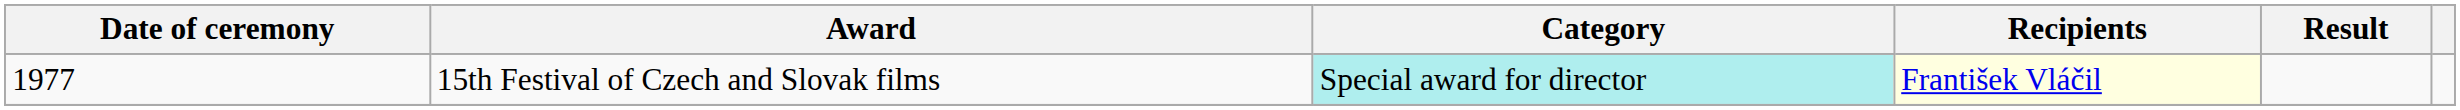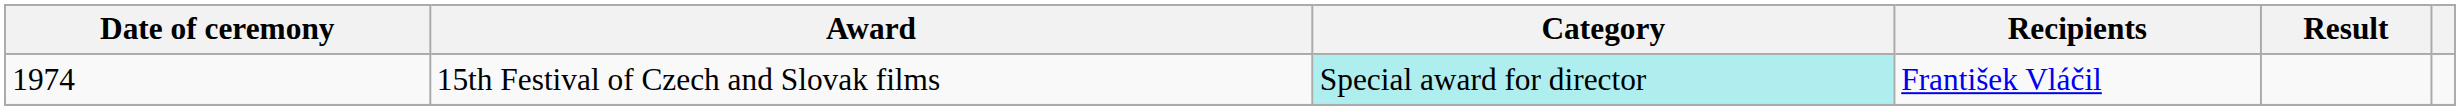(44, 79) 1977 -> (44, 79) 1974
(2002, 79) lightyellow background -> (2002, 79) no background
